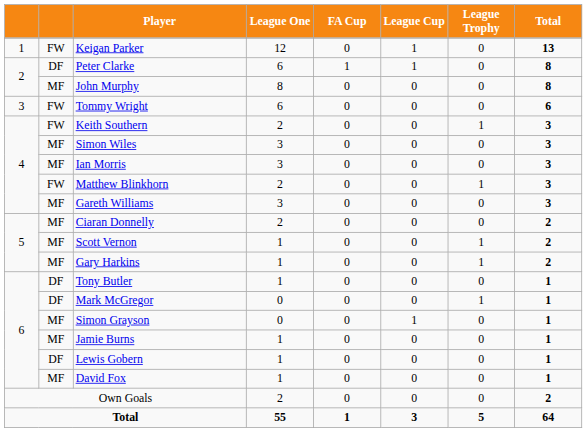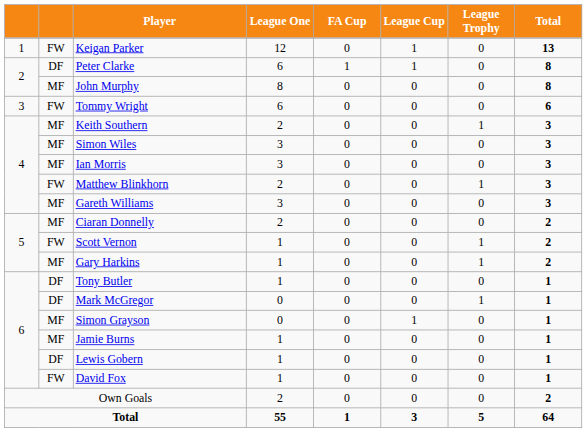(56, 125) FW -> (56, 125) MF
(56, 242) MF -> (56, 242) FW
(56, 379) MF -> (56, 379) FW
